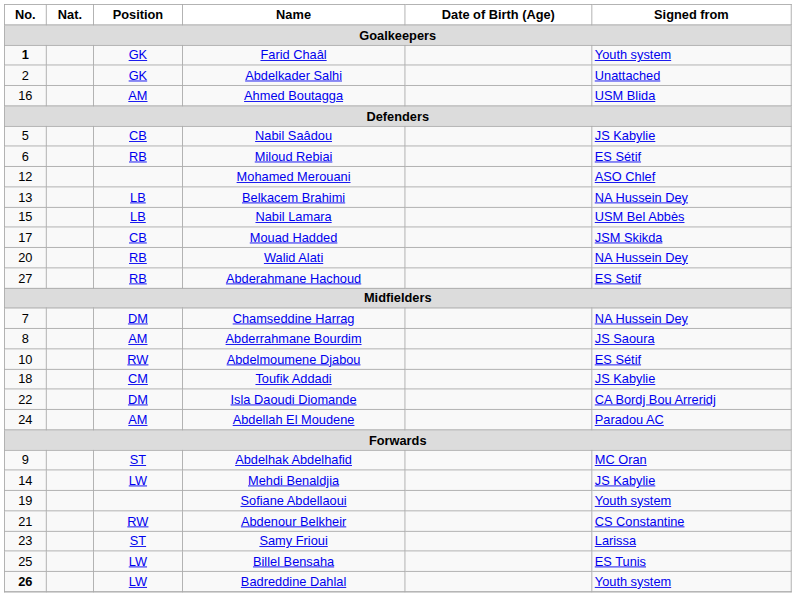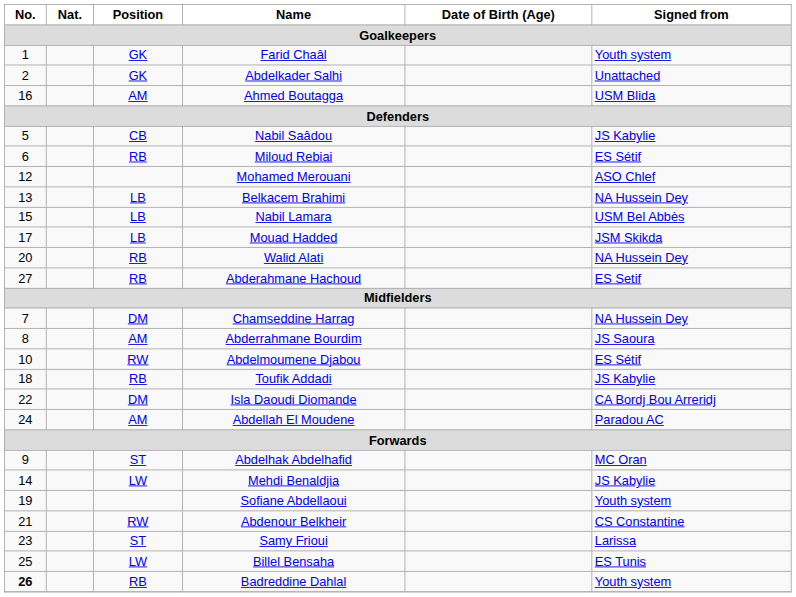(25, 55) bold -> (25, 55) normal
(138, 238) CB -> (138, 238) LB
(138, 379) CM -> (138, 379) RB
(138, 582) LW -> (138, 582) RB
